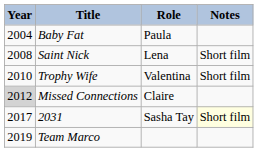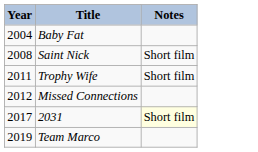- column: (169, 15)
(20, 76) 2010 -> (19, 76) 2011
(20, 96) lightgrey background -> (20, 96) no background
